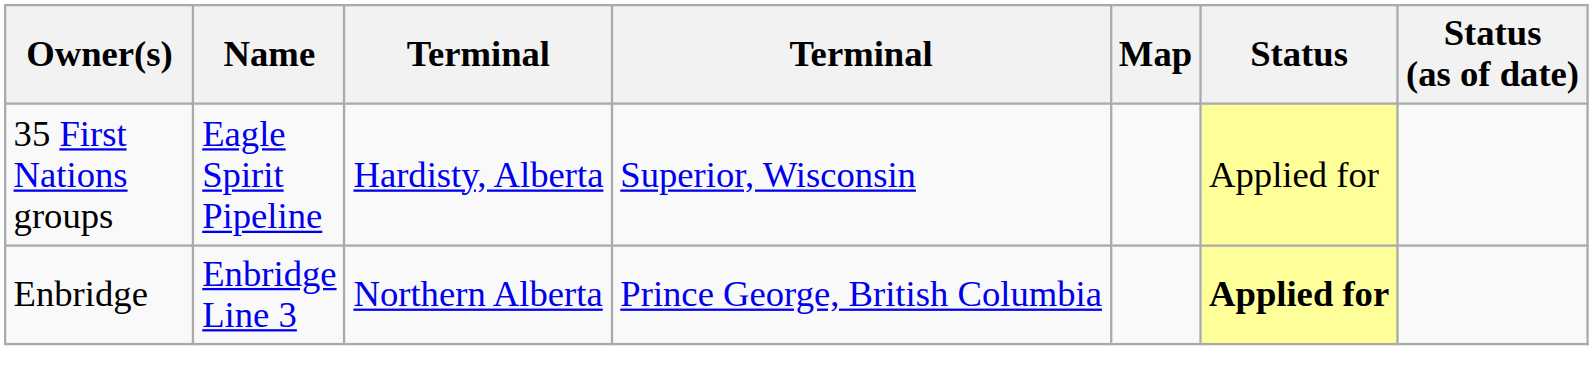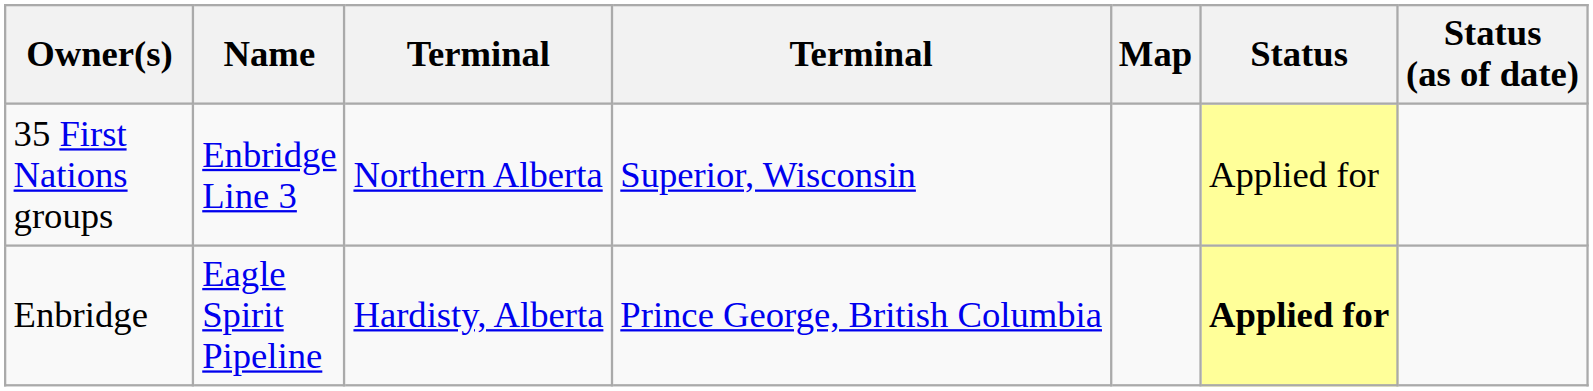(262, 174) Eagle Spirit Pipeline -> (269, 174) Enbridge Line 3
(478, 174) Hardisty, Alberta -> (478, 174) Northern Alberta
(269, 294) Enbridge Line 3 -> (262, 314) Eagle Spirit Pipeline
(478, 294) Northern Alberta -> (478, 314) Hardisty, Alberta
